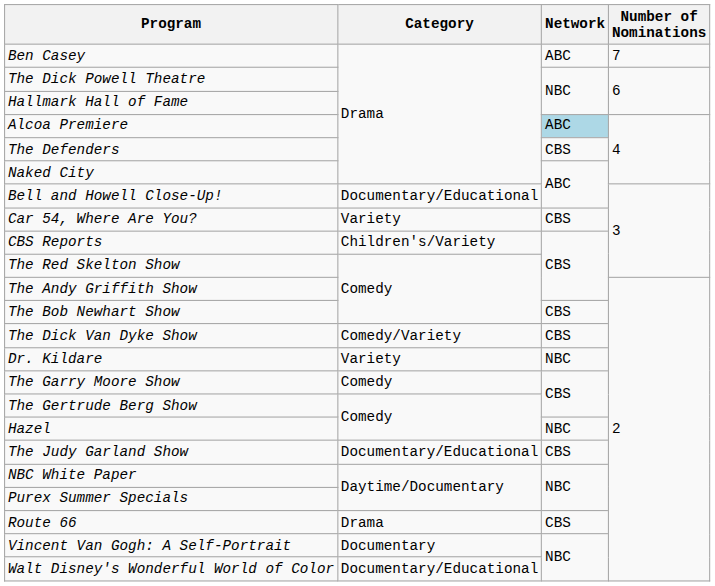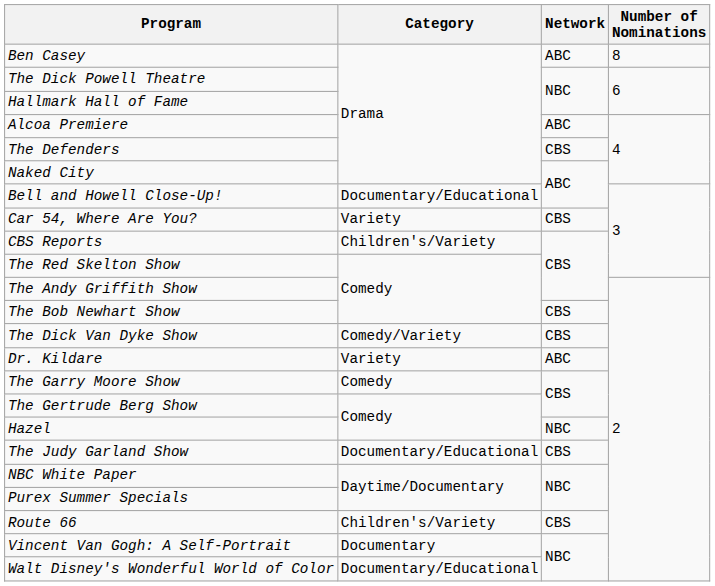(616, 56) 7 -> (616, 56) 8
(558, 126) lightblue background -> (558, 126) no background
(558, 359) NBC -> (558, 359) ABC
(362, 522) Drama -> (418, 522) Children's/Variety
